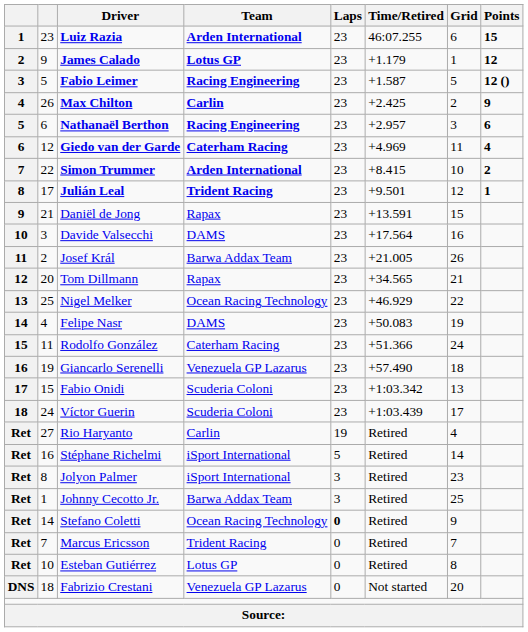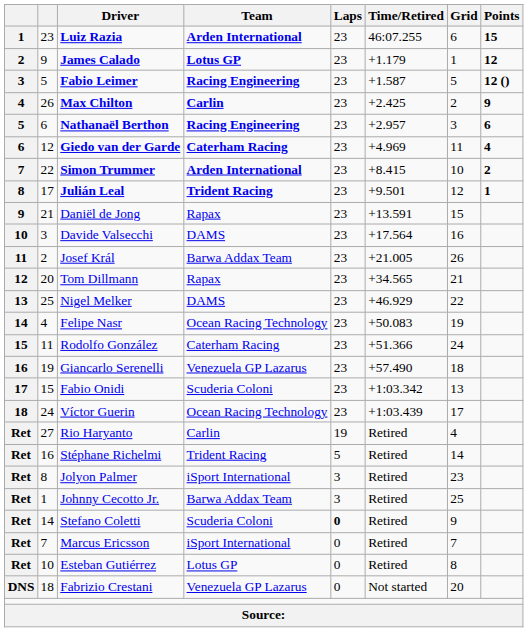(257, 300) Ocean Racing Technology -> (206, 300) DAMS
(206, 322) DAMS -> (257, 322) Ocean Racing Technology
(230, 410) Scuderia Coloni -> (257, 410) Ocean Racing Technology
(239, 454) iSport International -> (226, 454) Trident Racing
(257, 520) Ocean Racing Technology -> (230, 520) Scuderia Coloni
(226, 542) Trident Racing -> (239, 542) iSport International
